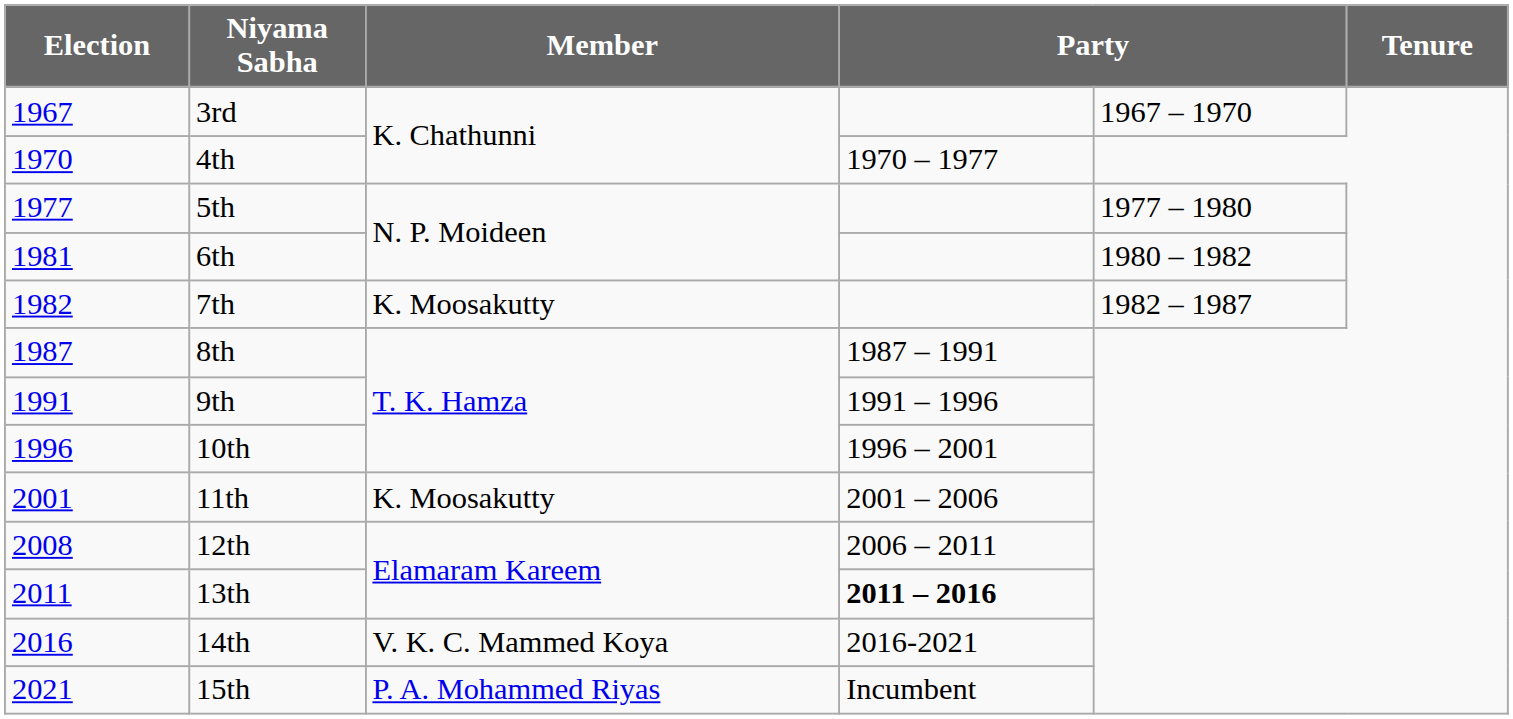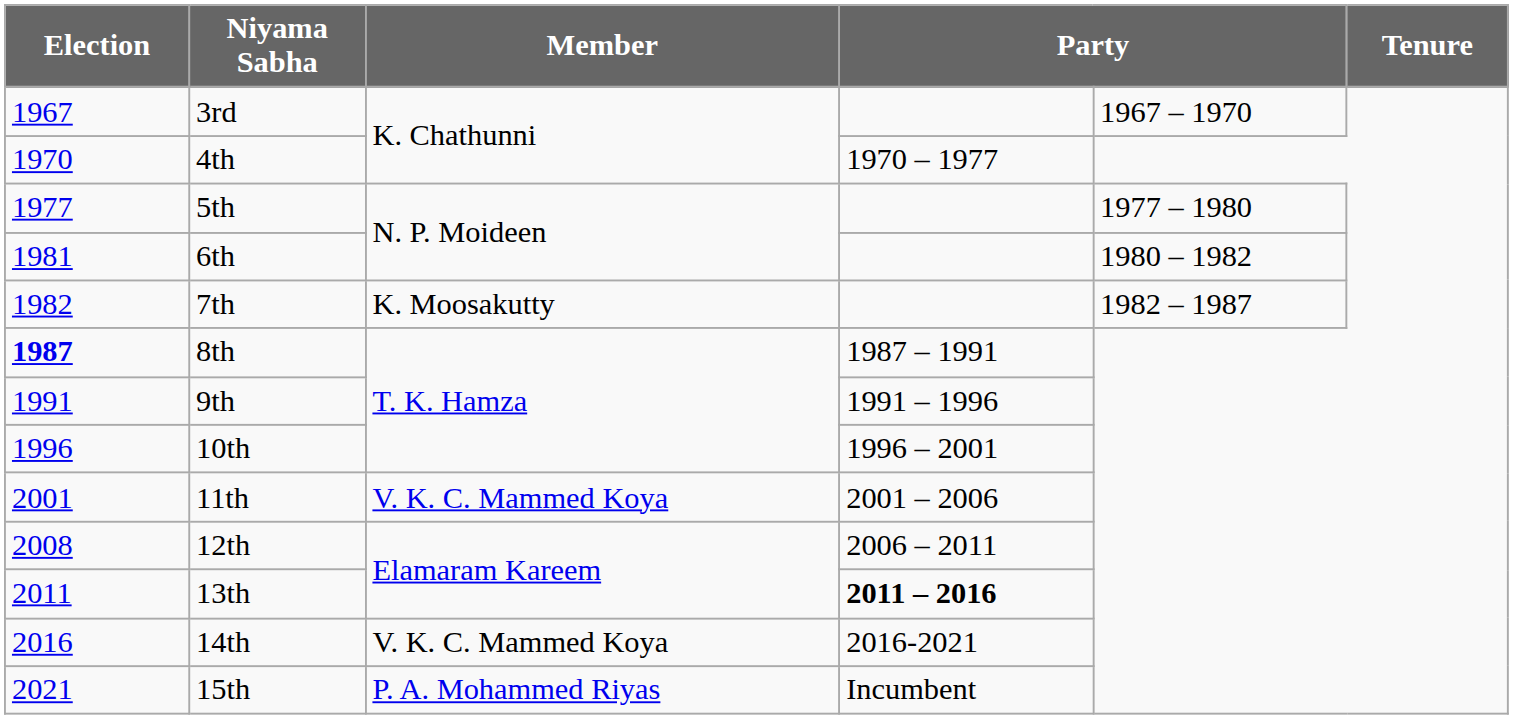(42, 352) normal -> (42, 352) bold
(464, 496) K. Moosakutty -> (520, 496) V. K. C. Mammed Koya
